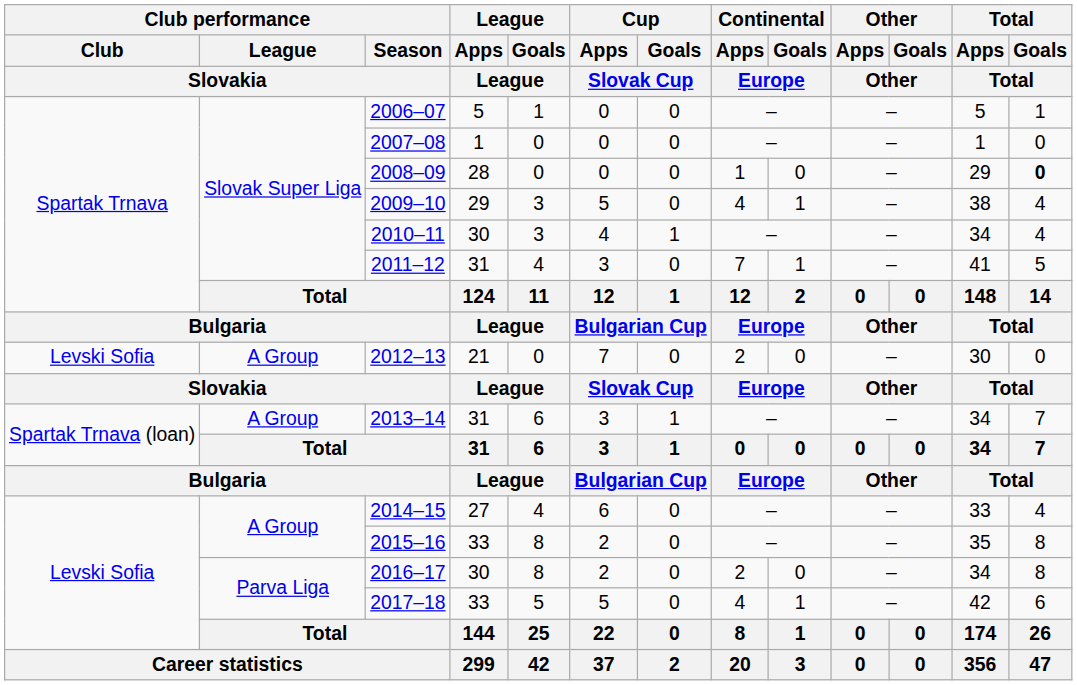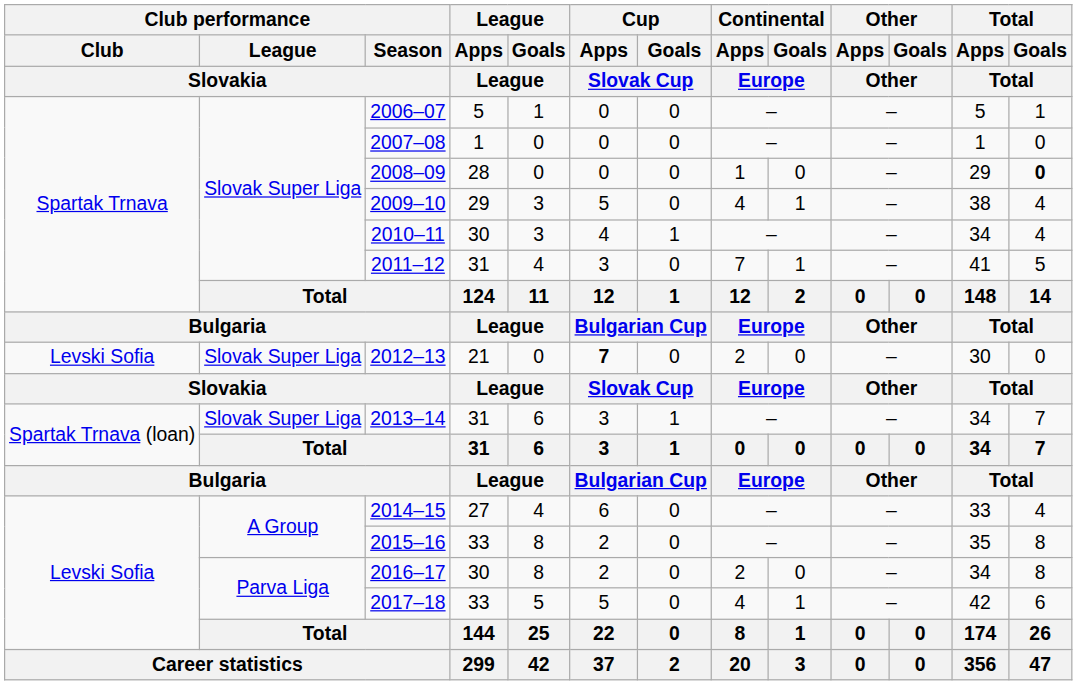(283, 357) A Group -> (283, 357) Slovak Super Liga
(604, 357) normal -> (604, 357) bold
(283, 419) A Group -> (283, 419) Slovak Super Liga
